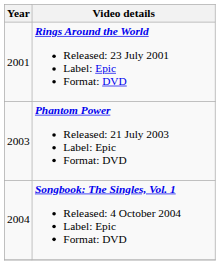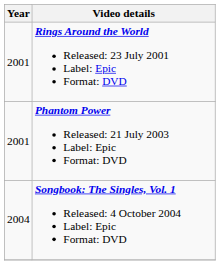(18, 141) 2003 -> (18, 141) 2001
